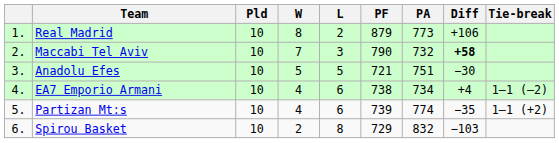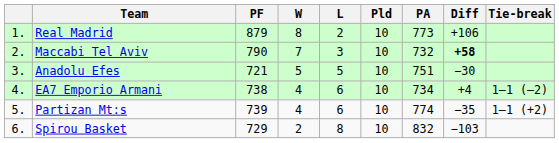columns swapped: (257, 14) <-> (382, 14)
